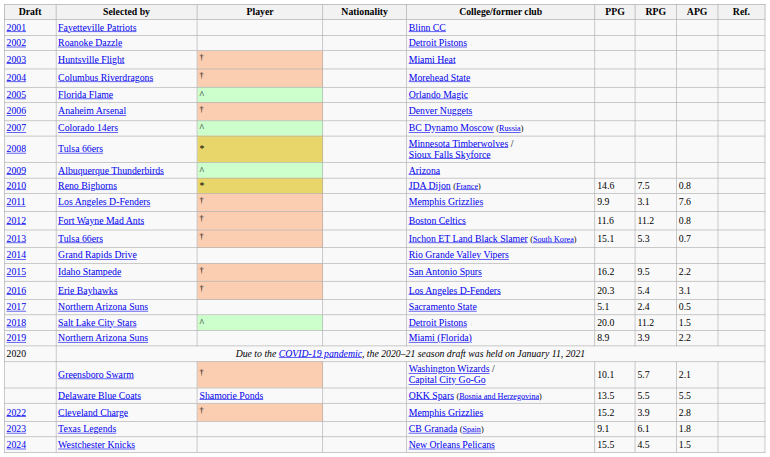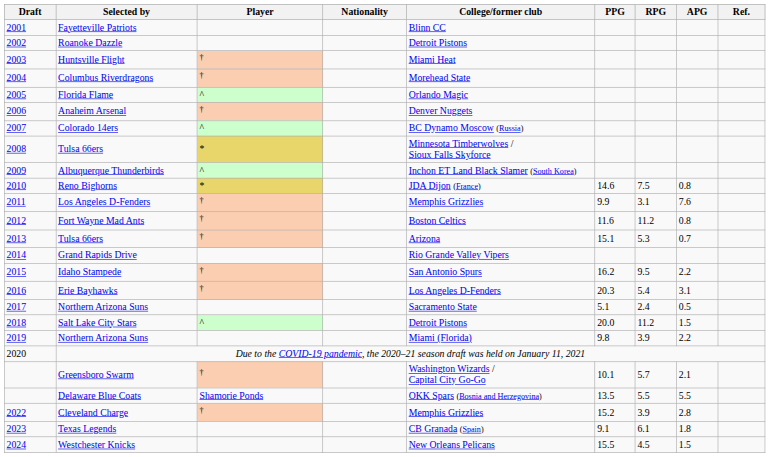(424, 170) Arizona -> (493, 170) Inchon ET Land Black Slamer (South Korea)
(493, 238) Inchon ET Land Black Slamer (South Korea) -> (424, 238) Arizona
(603, 338) 8.9 -> (603, 338) 9.8
